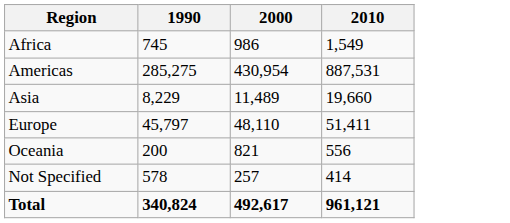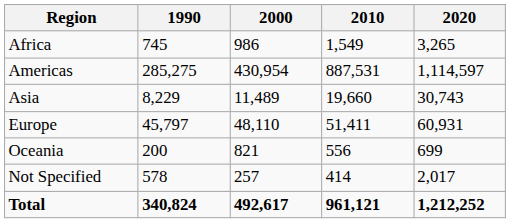+ column: (459, 17)
